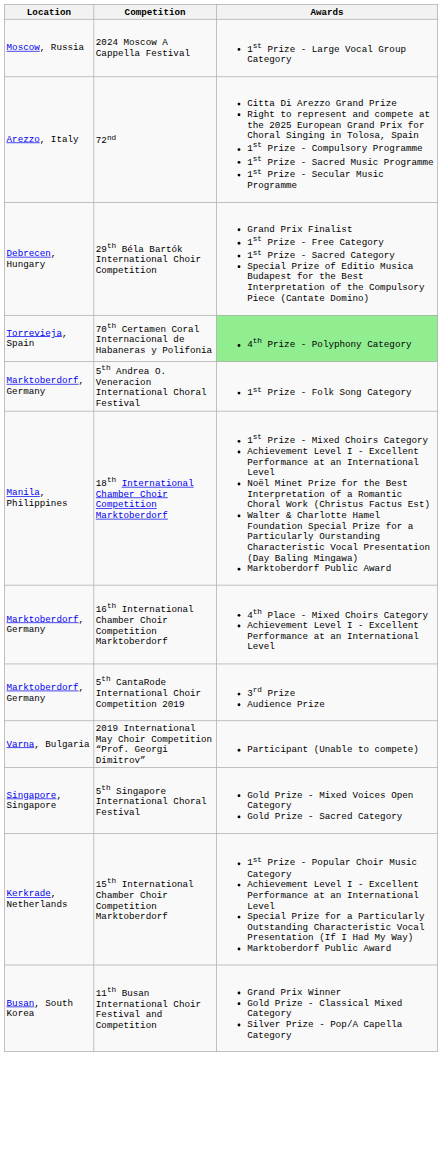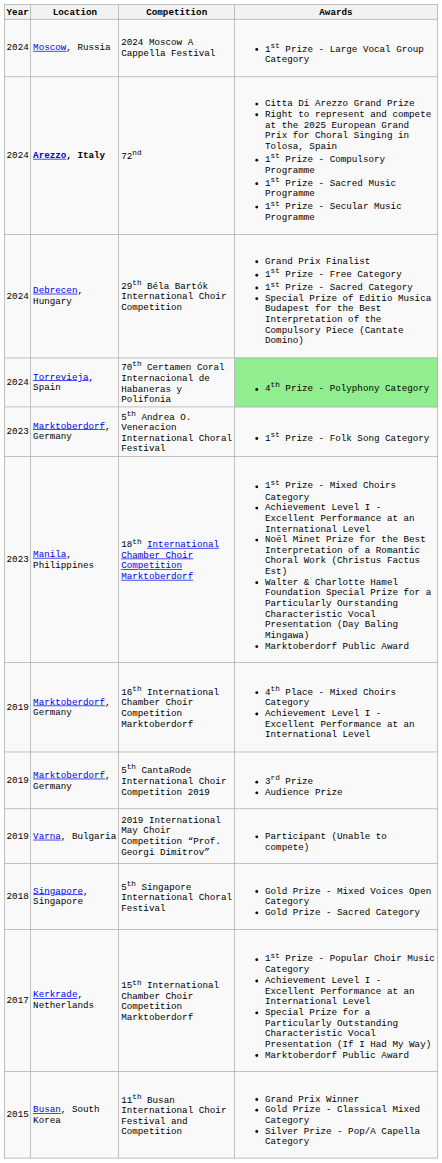+ column: (18, 12)
(43, 139) normal -> (69, 155) bold
